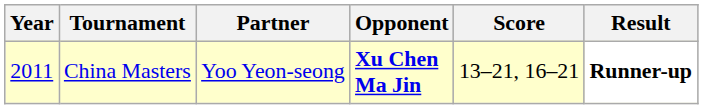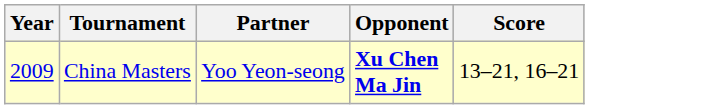- column: (641, 22)
(32, 71) 2011 -> (32, 71) 2009
